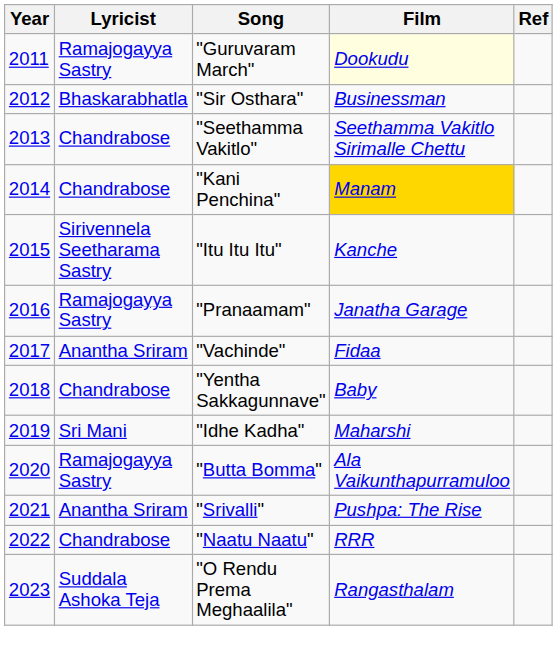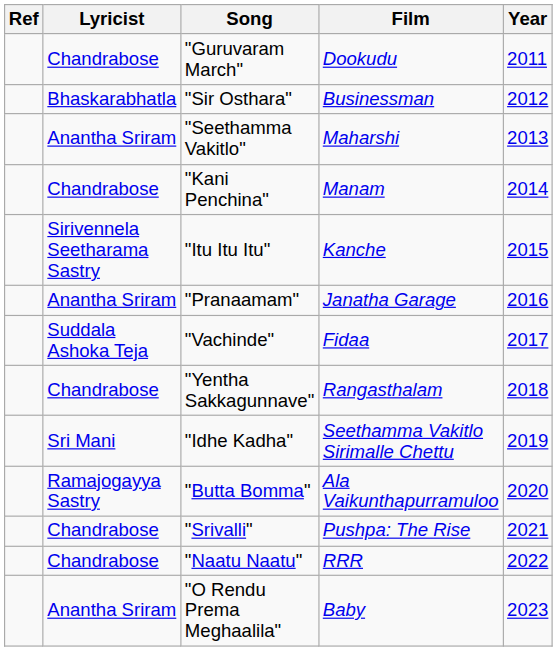columns swapped: (30, 19) <-> (533, 19)
(115, 59) Ramajogayya Sastry -> (103, 59) Chandrabose
(371, 59) lightyellow background -> (360, 59) no background
(114, 138) Chandrabose -> (112, 138) Anantha Sriram
(414, 138) Seethamma Vakitlo Sirimalle Chettu -> (361, 138) Maharshi
(365, 189) gold background -> (354, 189) no background
(115, 310) Ramajogayya Sastry -> (112, 300) Anantha Sriram
(123, 350) Anantha Sriram -> (98, 340) Suddala Ashoka Teja
(355, 390) Baby -> (383, 390) Rangasthalam
(372, 430) Maharshi -> (403, 440) Seethamma Vakitlo Sirimalle Chettu
(123, 510) Anantha Sriram -> (103, 530) Chandrabose
(109, 589) Suddala Ashoka Teja -> (112, 610) Anantha Sriram
(394, 589) Rangasthalam -> (344, 610) Baby
